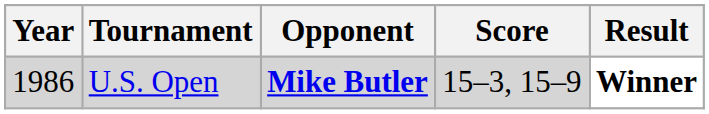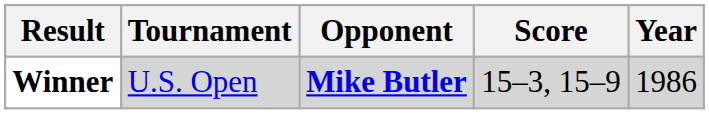columns swapped: (43, 30) <-> (647, 30)
